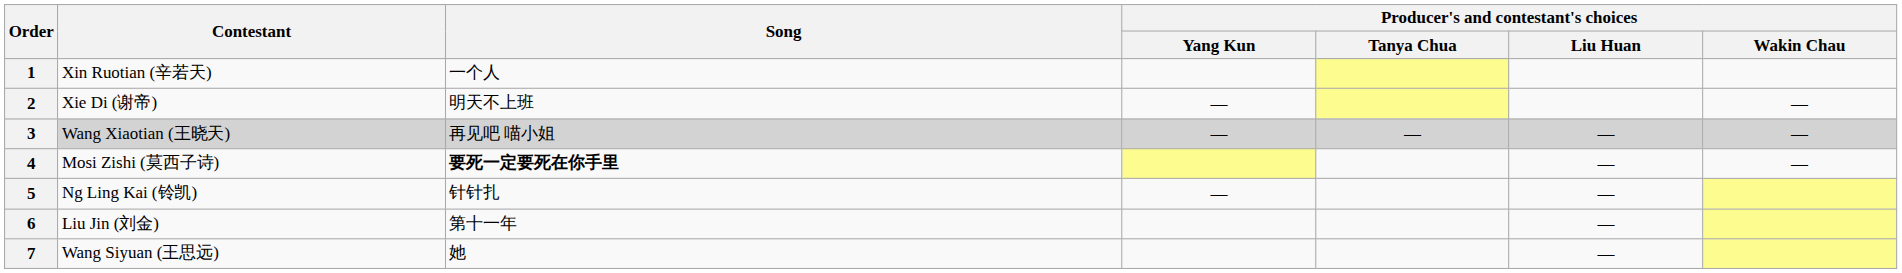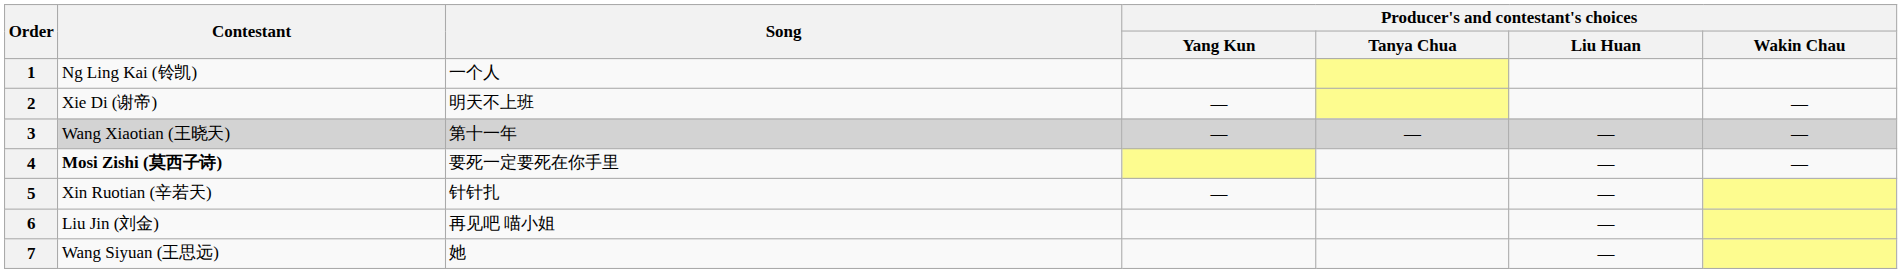(137, 72) Xin Ruotian (辛若天) -> (129, 72) Ng Ling Kai (铃凯)
(502, 132) 再见吧 喵小姐 -> (483, 132) 第十一年
(141, 163) normal -> (142, 163) bold
(534, 163) bold -> (534, 163) normal
(129, 193) Ng Ling Kai (铃凯) -> (137, 193) Xin Ruotian (辛若天)
(483, 223) 第十一年 -> (502, 223) 再见吧 喵小姐
